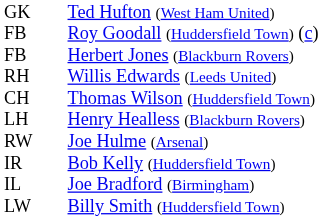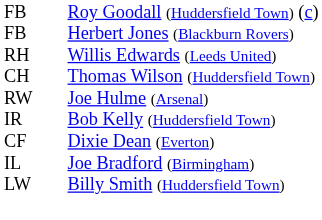- row: (171, 11)
- row: (186, 119)
+ row: (141, 141)
